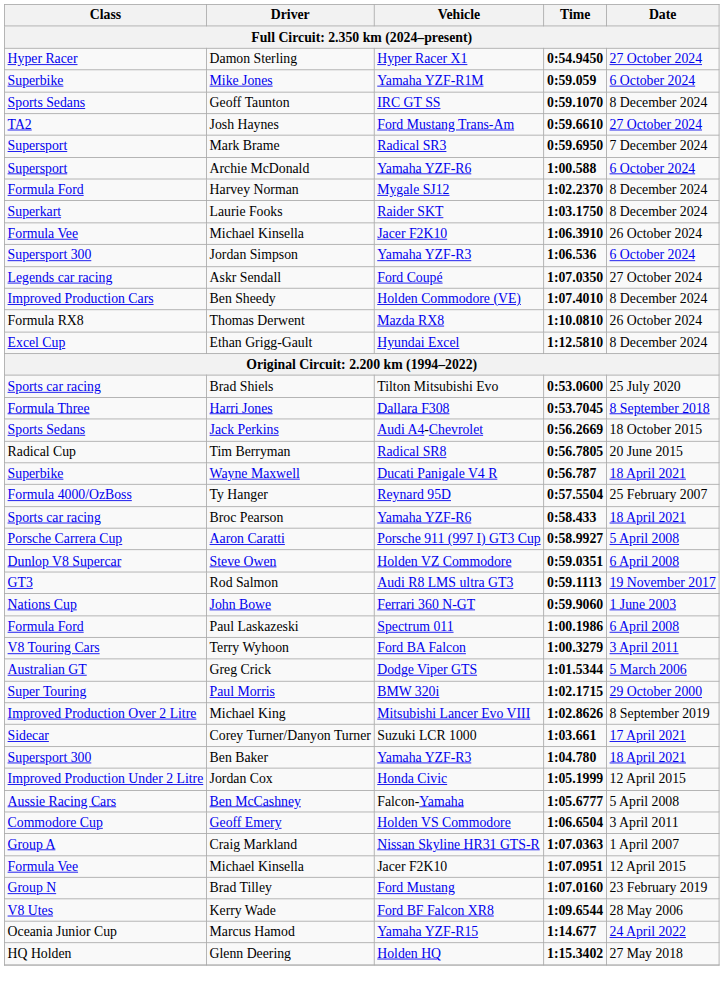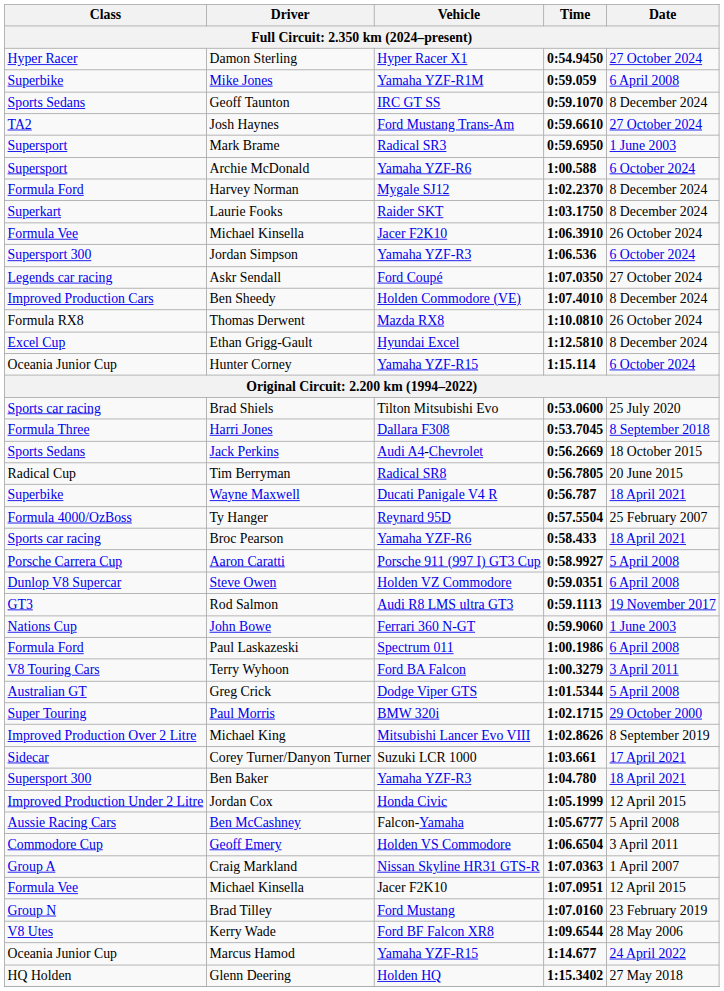(652, 80) 6 October 2024 -> (644, 80) 6 April 2008
(658, 146) 7 December 2024 -> (643, 146) 1 June 2003
+ row: (251, 364)
(648, 670) 5 March 2006 -> (644, 691) 5 April 2008
